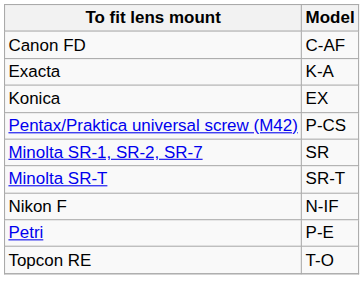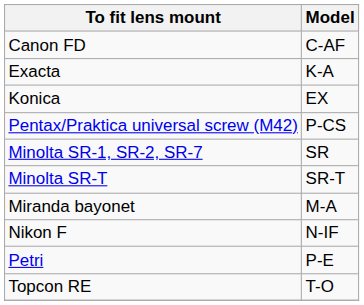+ row: (72, 206)
